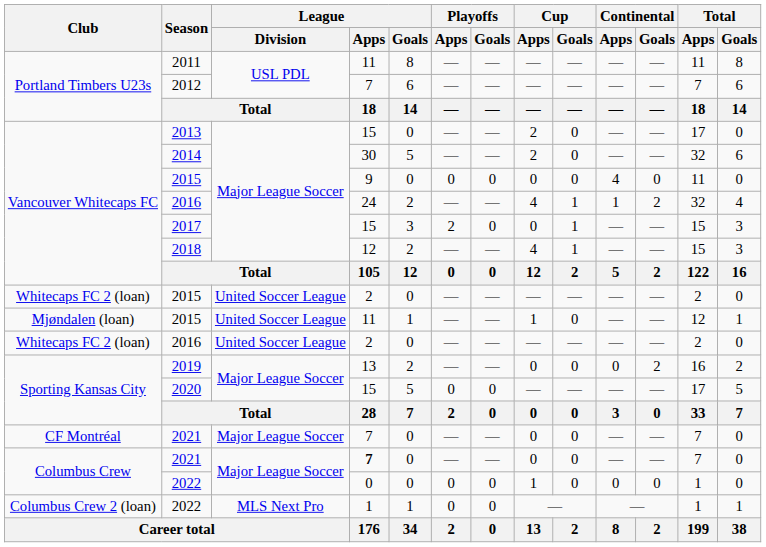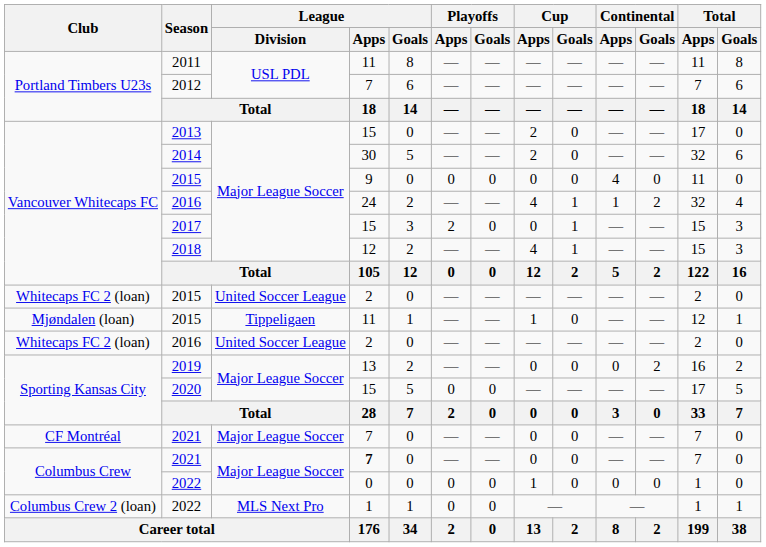(280, 319) United Soccer League -> (280, 319) Tippeligaen
